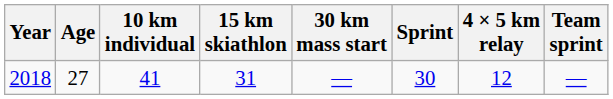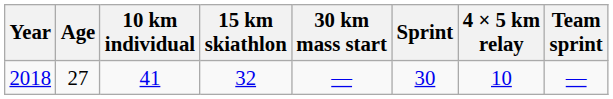(246, 77) 31 -> (246, 77) 32
(501, 77) 12 -> (501, 77) 10
